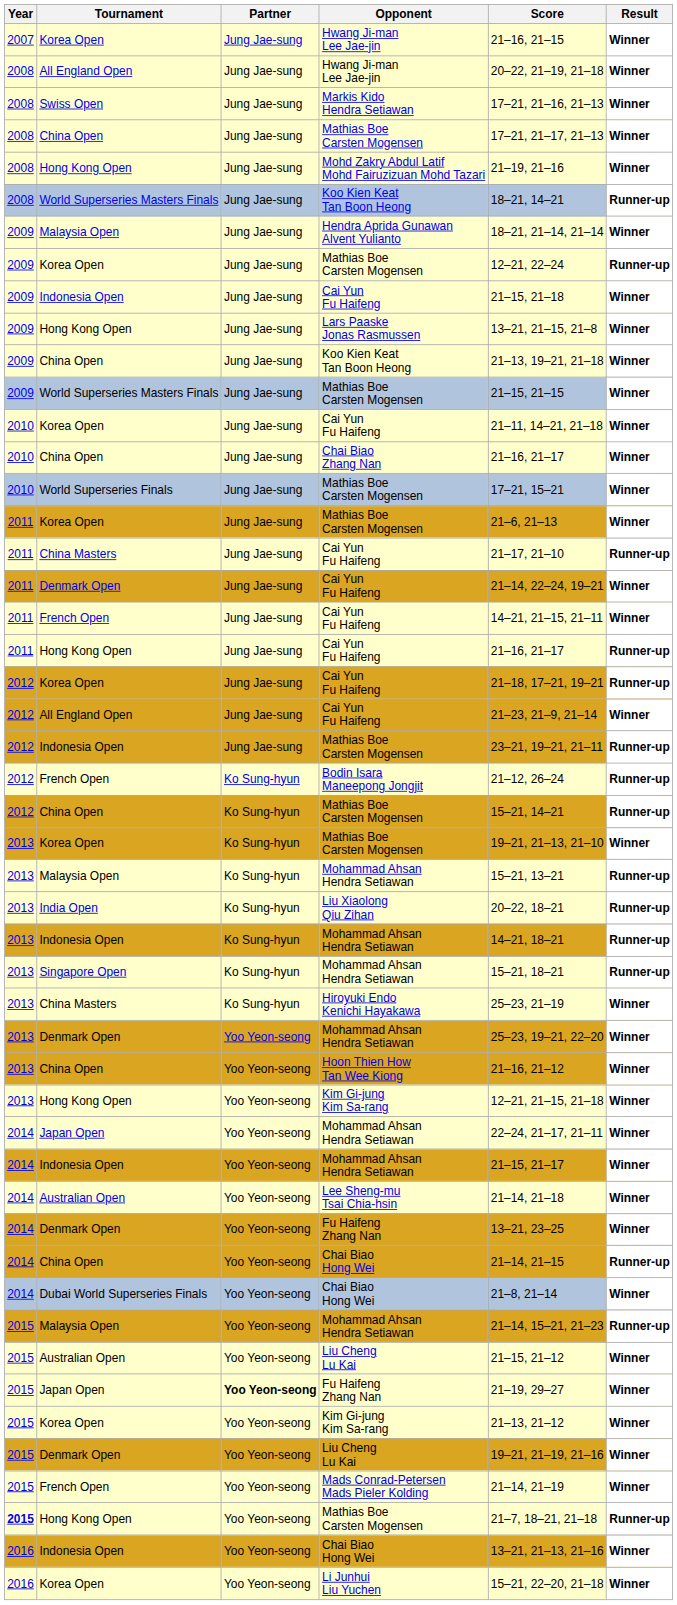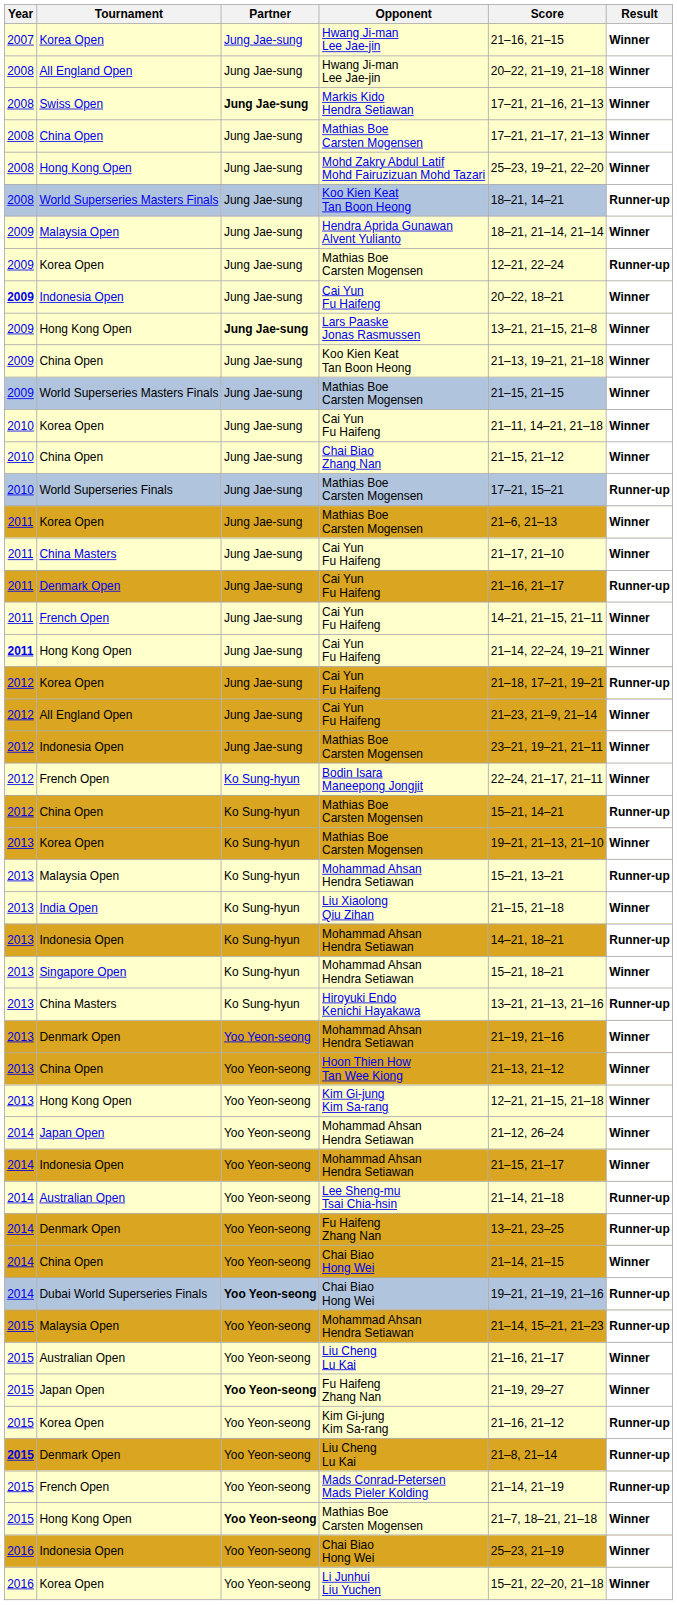(263, 104) normal -> (266, 104) bold
(527, 168) 21–19, 21–16 -> (547, 168) 25–23, 19–21, 22–20
(21, 297) normal -> (21, 297) bold
(527, 297) 21–15, 21–18 -> (527, 297) 20–22, 18–21
(263, 329) normal -> (266, 329) bold
(527, 458) 21–16, 21–17 -> (527, 458) 21–15, 21–12
(629, 490) Winner -> (639, 490) Runner-up
(639, 554) Runner-up -> (629, 554) Winner
(547, 587) 21–14, 22–24, 19–21 -> (527, 587) 21–16, 21–17
(629, 587) Winner -> (639, 587) Runner-up
(21, 651) normal -> (21, 651) bold
(527, 651) 21–16, 21–17 -> (547, 651) 21–14, 22–24, 19–21
(639, 651) Runner-up -> (629, 651) Winner
(639, 747) Runner-up -> (629, 747) Winner
(527, 780) 21–12, 26–24 -> (547, 780) 22–24, 21–17, 21–11
(639, 780) Runner-up -> (629, 780) Winner
(527, 908) 20–22, 18–21 -> (527, 908) 21–15, 21–18
(639, 908) Runner-up -> (629, 908) Winner
(639, 972) Runner-up -> (629, 972) Winner
(527, 1005) 25–23, 21–19 -> (547, 1005) 13–21, 21–13, 21–16
(629, 1005) Winner -> (639, 1005) Runner-up
(547, 1037) 25–23, 19–21, 22–20 -> (527, 1037) 21–19, 21–16
(527, 1069) 21–16, 21–12 -> (527, 1069) 21–13, 21–12
(547, 1133) 22–24, 21–17, 21–11 -> (527, 1133) 21–12, 26–24
(629, 1198) Winner -> (639, 1198) Runner-up
(629, 1230) Winner -> (639, 1230) Runner-up
(639, 1262) Runner-up -> (629, 1262) Winner
(267, 1294) normal -> (270, 1294) bold
(524, 1294) 21–8, 21–14 -> (547, 1294) 19–21, 21–19, 21–16
(629, 1294) Winner -> (639, 1294) Runner-up
(527, 1358) 21–15, 21–12 -> (527, 1358) 21–16, 21–17
(527, 1423) 21–13, 21–12 -> (527, 1423) 21–16, 21–12
(629, 1423) Winner -> (639, 1423) Runner-up
(21, 1455) normal -> (21, 1455) bold
(547, 1455) 19–21, 21–19, 21–16 -> (524, 1455) 21–8, 21–14
(629, 1455) Winner -> (639, 1455) Runner-up
(629, 1487) Winner -> (639, 1487) Runner-up
(21, 1519) bold -> (21, 1519) normal
(267, 1519) normal -> (270, 1519) bold
(639, 1519) Runner-up -> (629, 1519) Winner
(547, 1551) 13–21, 21–13, 21–16 -> (527, 1551) 25–23, 21–19
